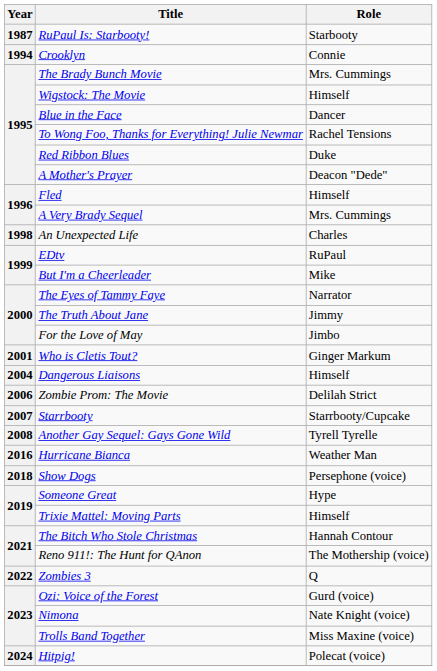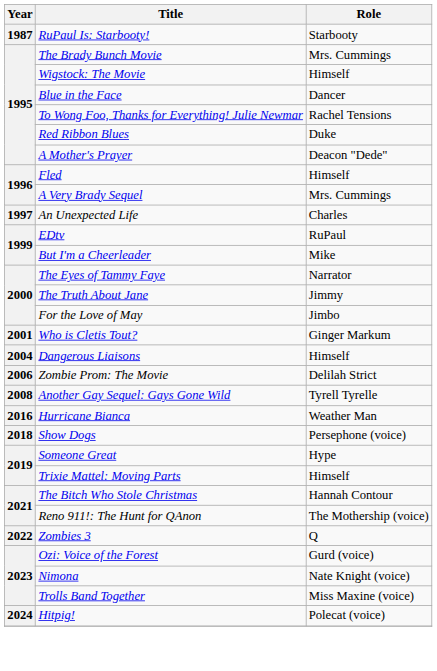- row: (62, 54)
(20, 235) 1998 -> (20, 214) 1997
- row: (65, 415)
